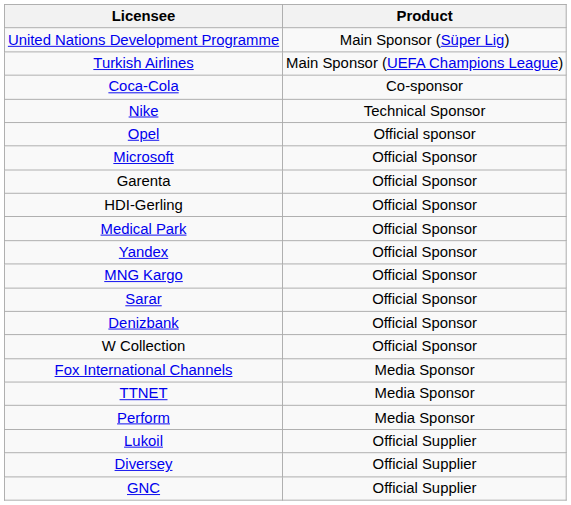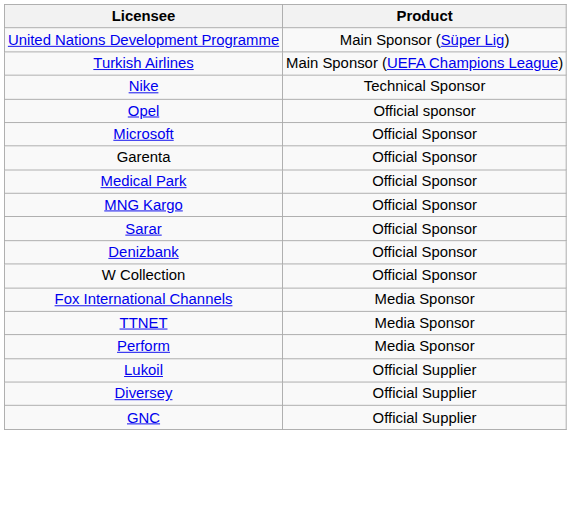- row: (144, 87)
- row: (144, 205)
- row: (144, 252)
